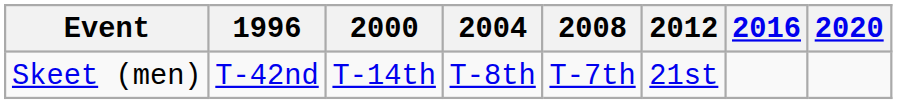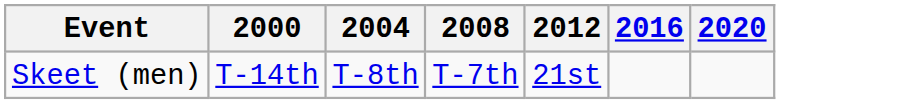- column: (267, 29)
